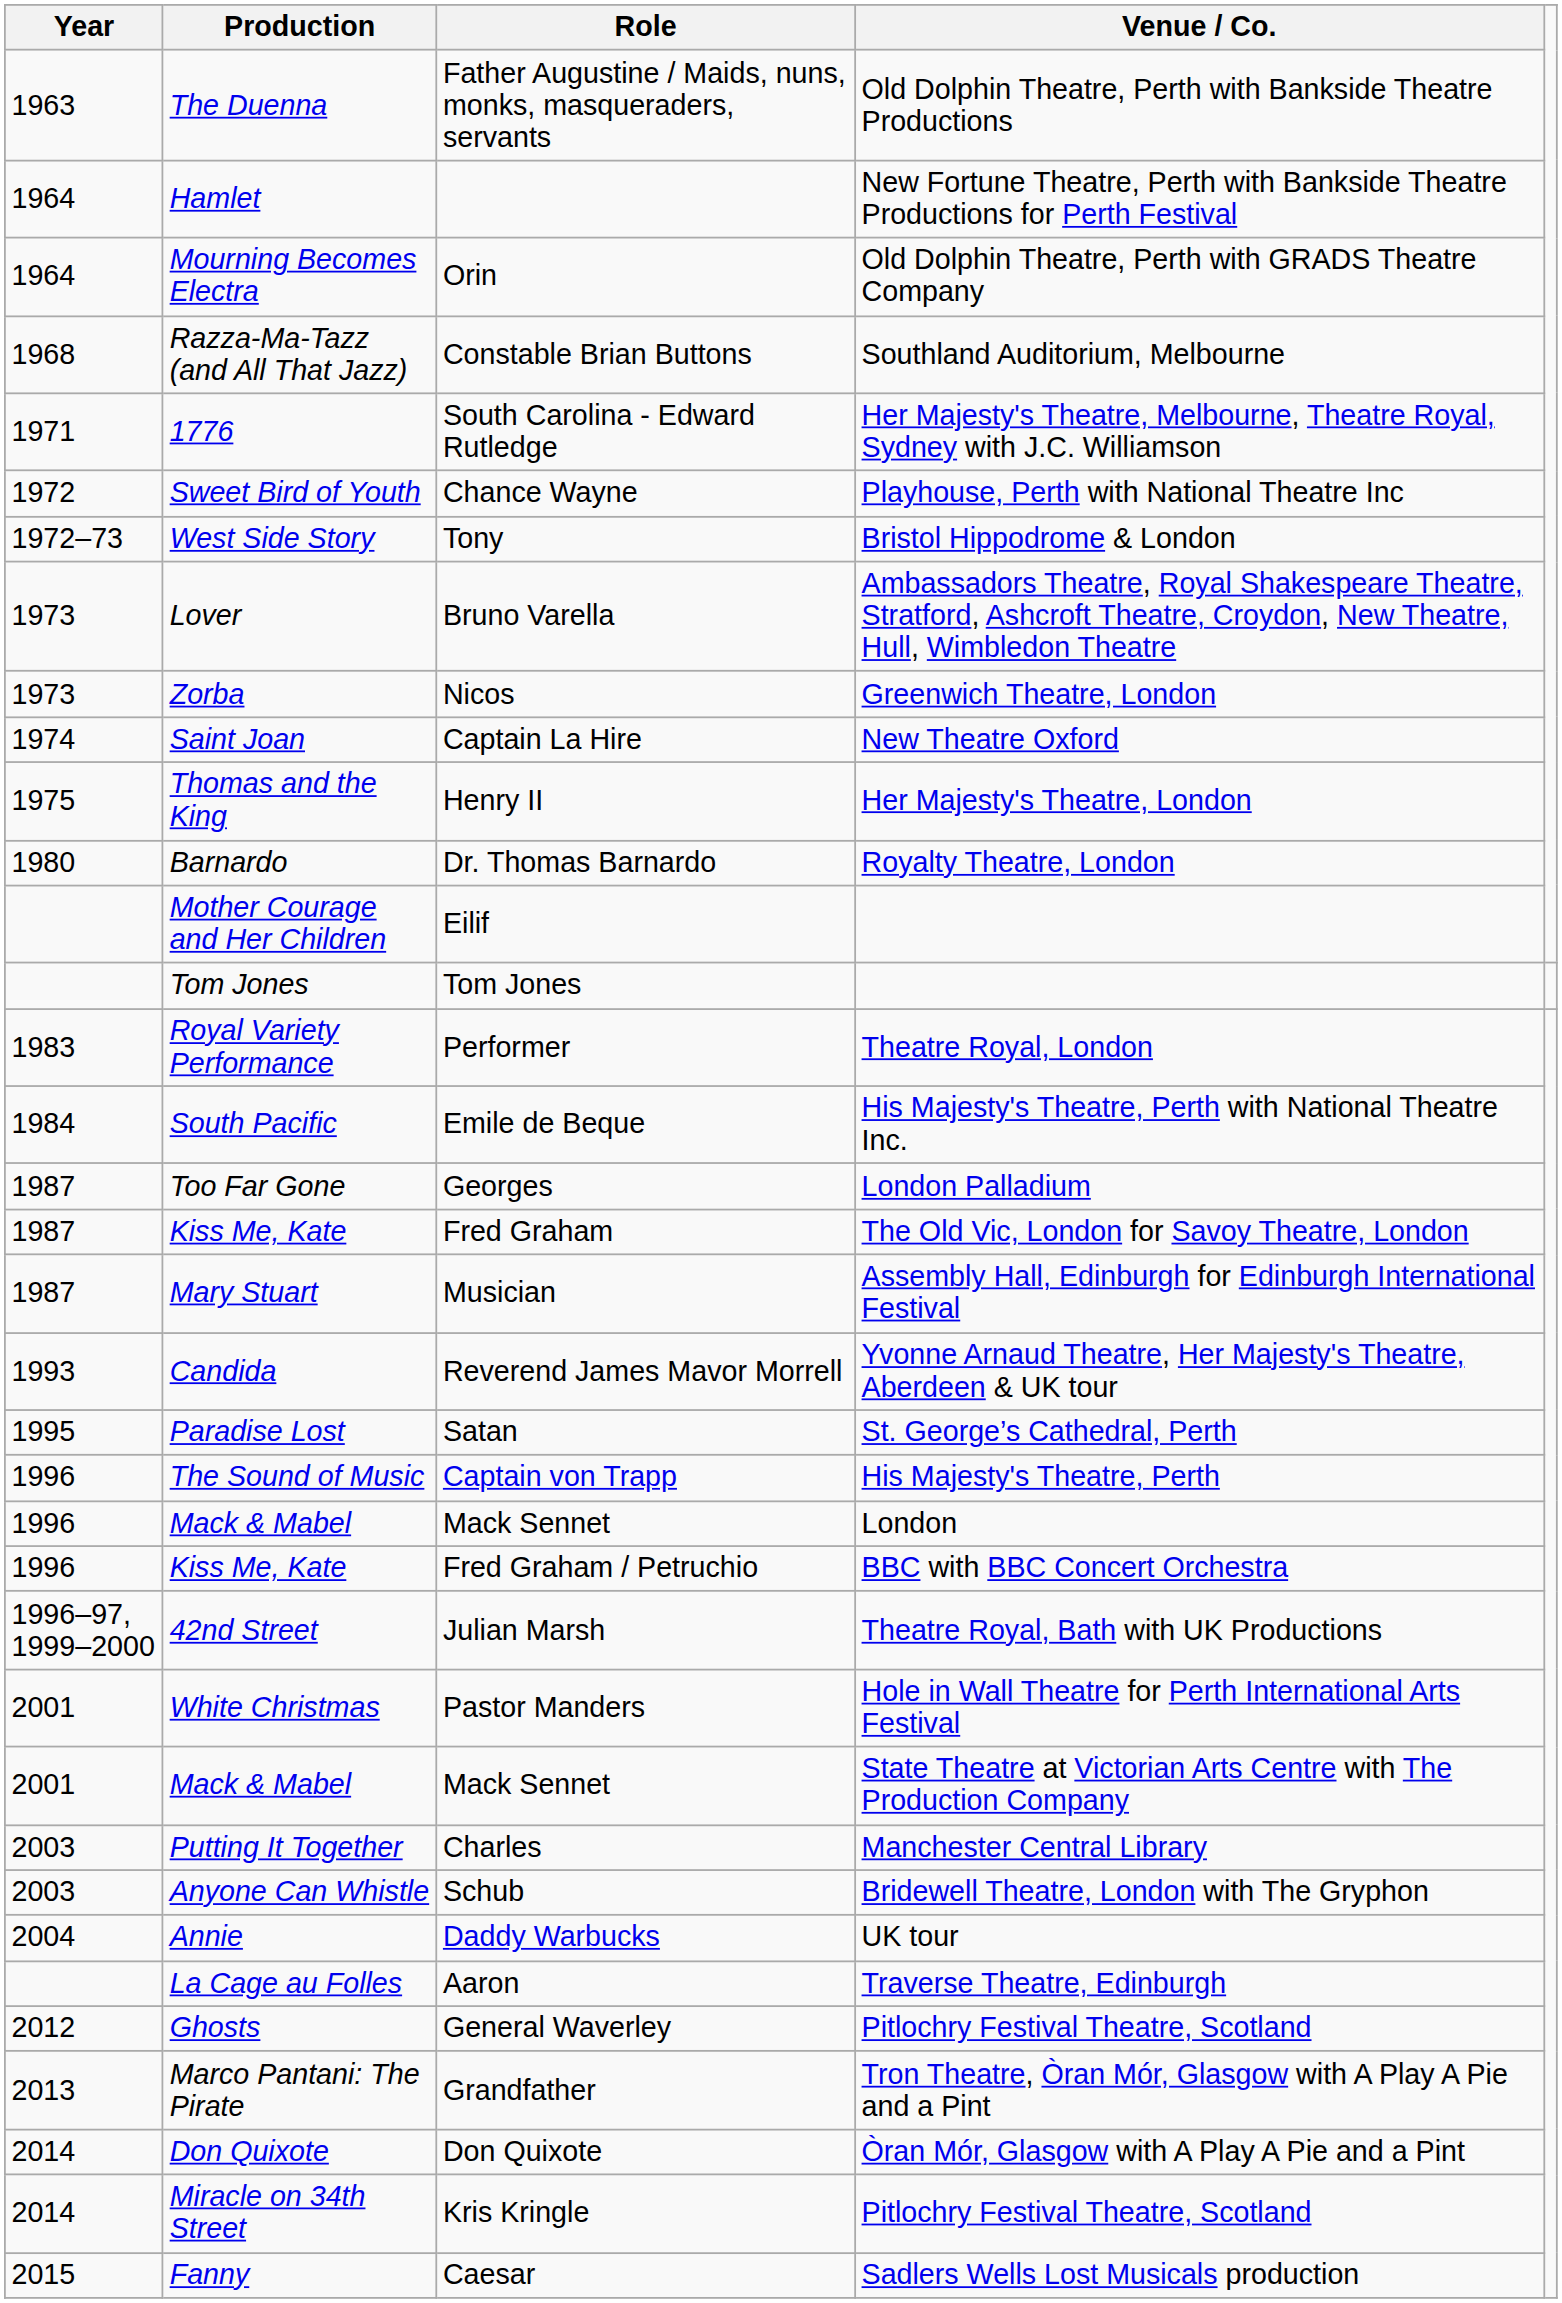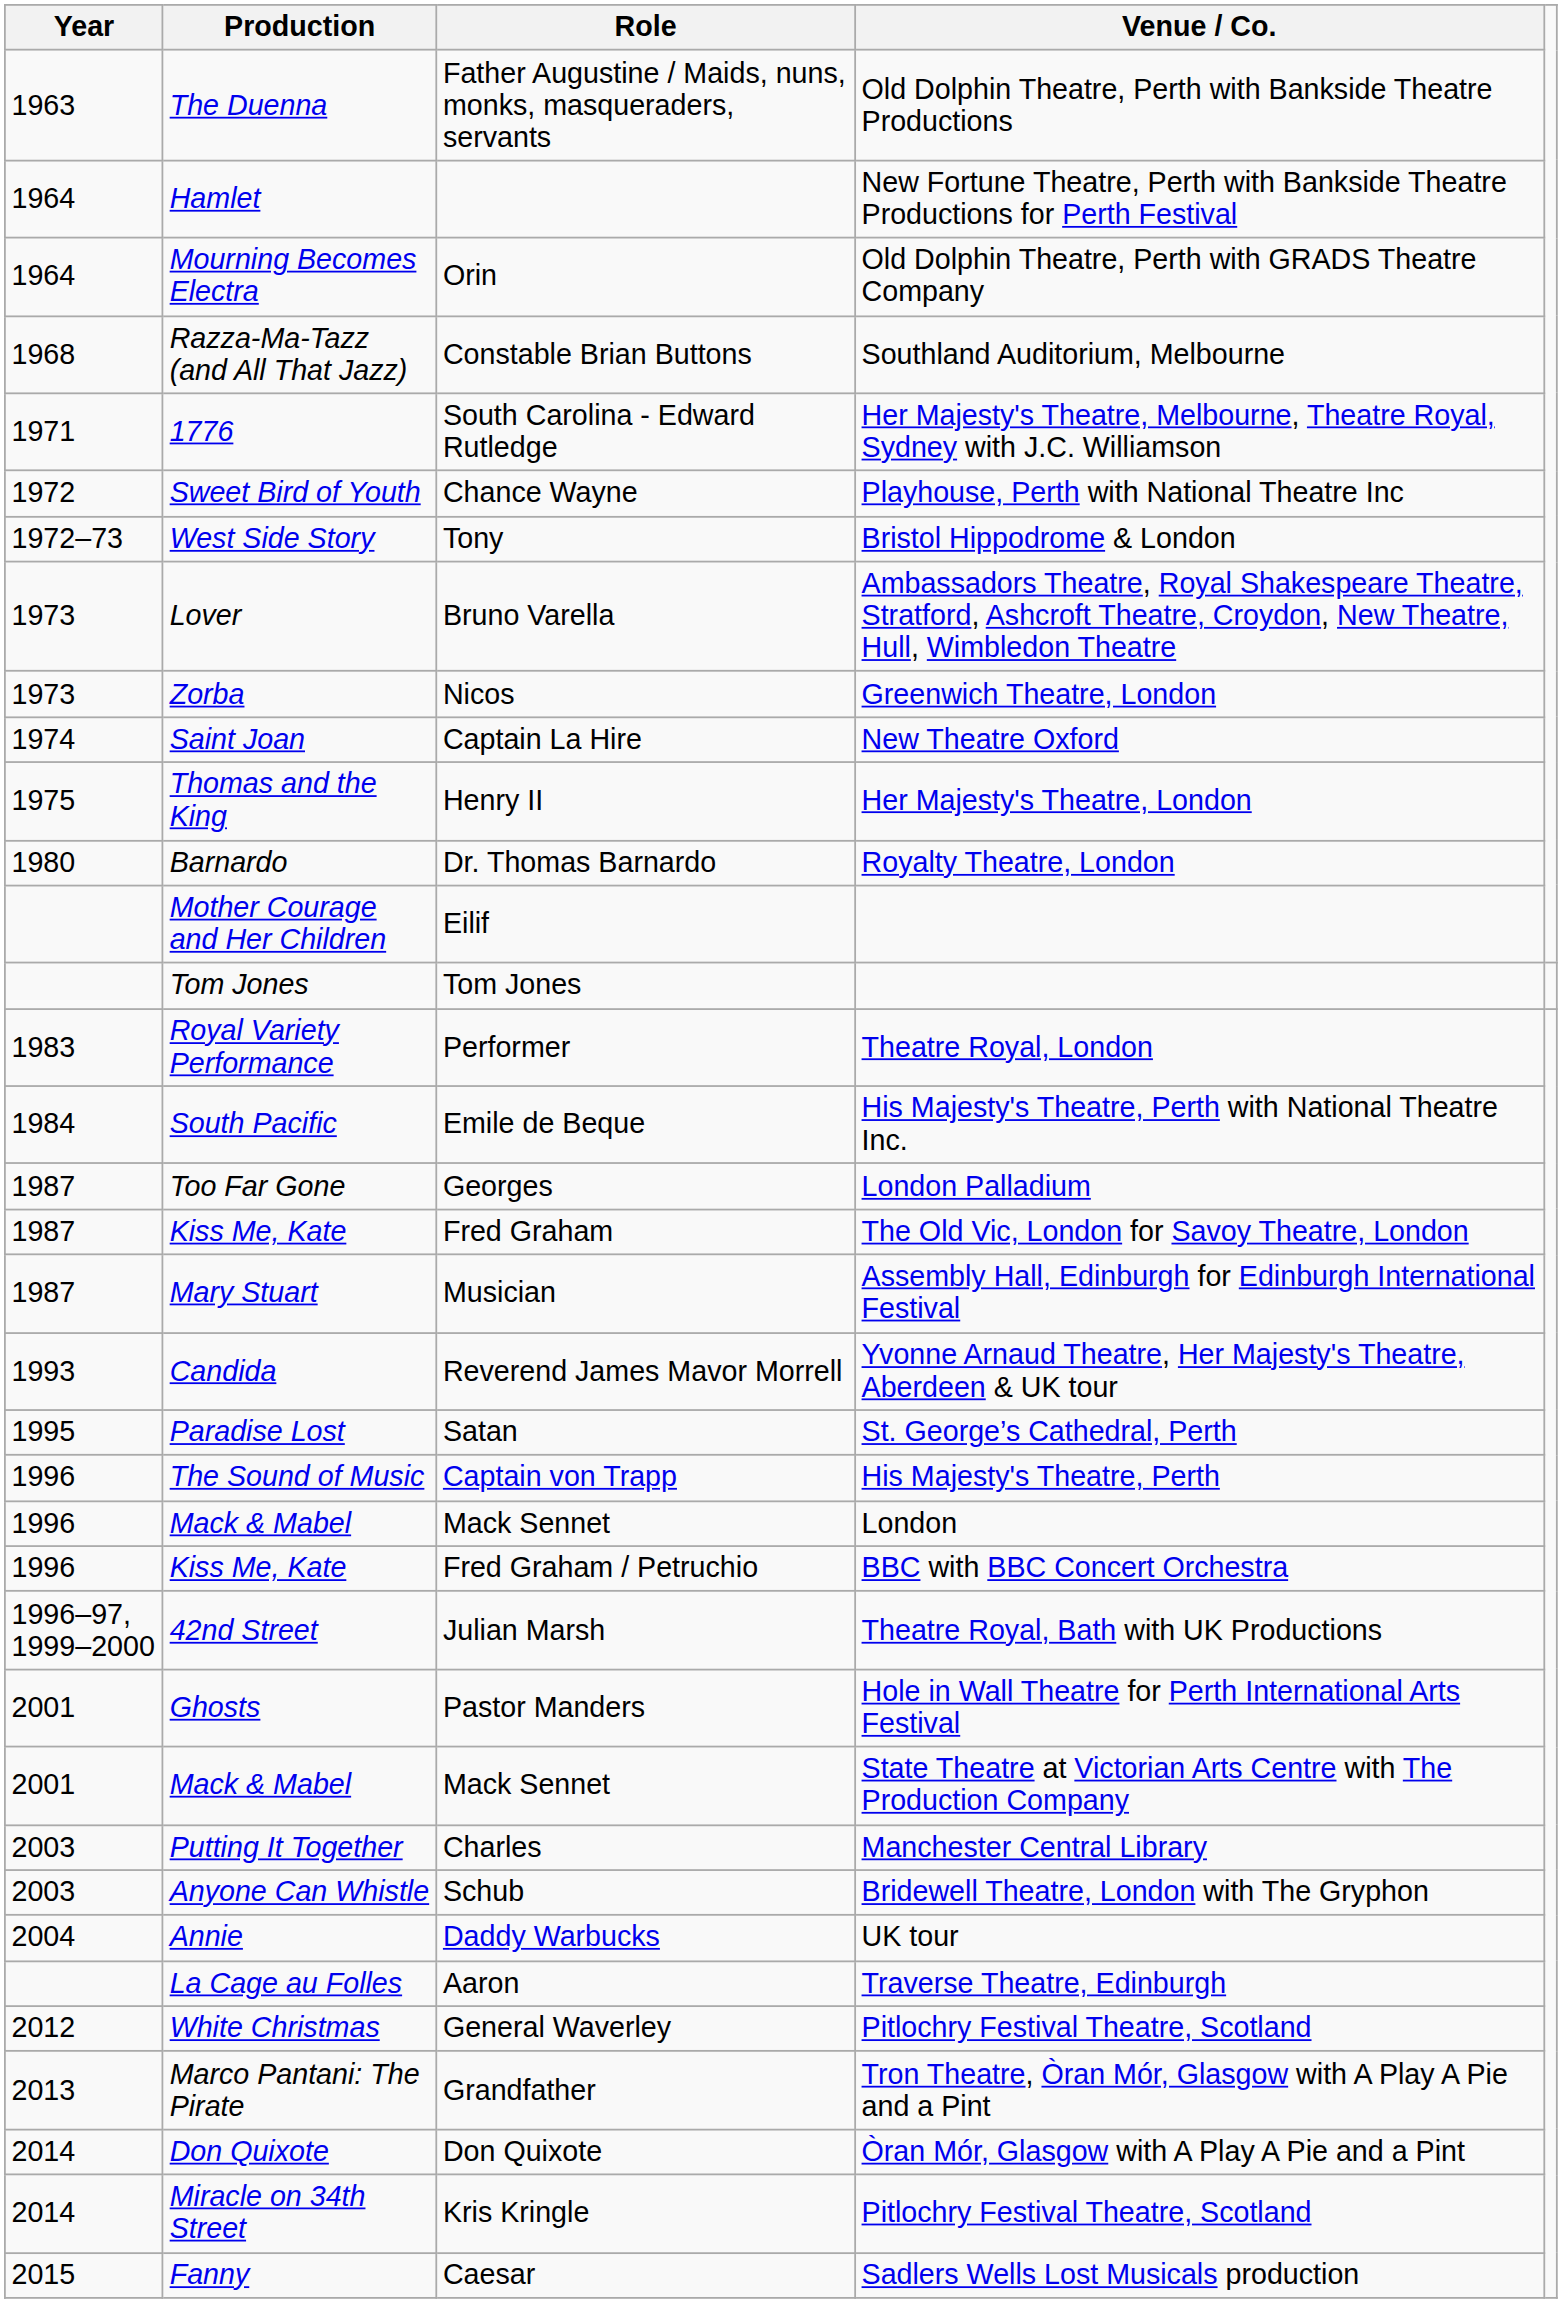(275, 1707) White Christmas -> (215, 1707) Ghosts
(215, 2028) Ghosts -> (275, 2028) White Christmas
